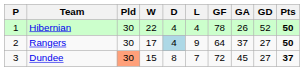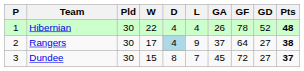columns swapped: (220, 12) <-> (242, 12)
(288, 27) 50 -> (288, 27) 48
(288, 43) 50 -> (288, 43) 38
(128, 58) lightsalmon background -> (128, 58) no background
